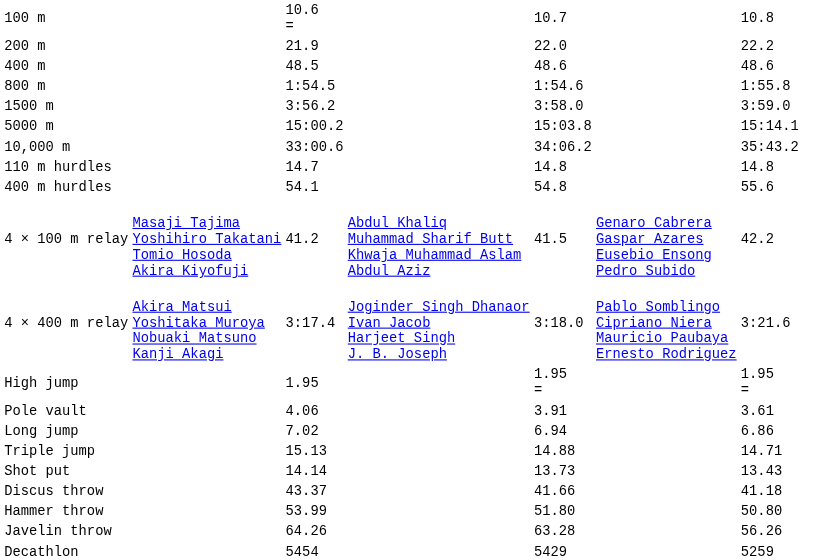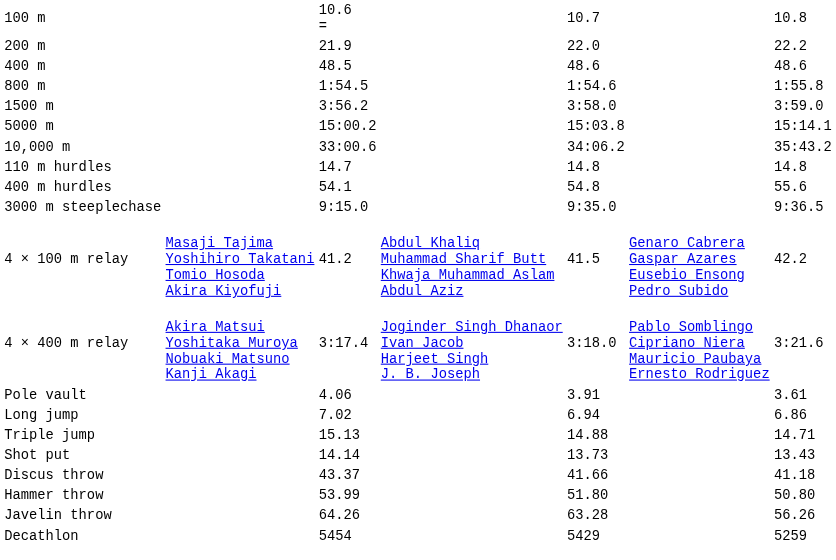+ row: (83, 207)
- row: (41, 383)
